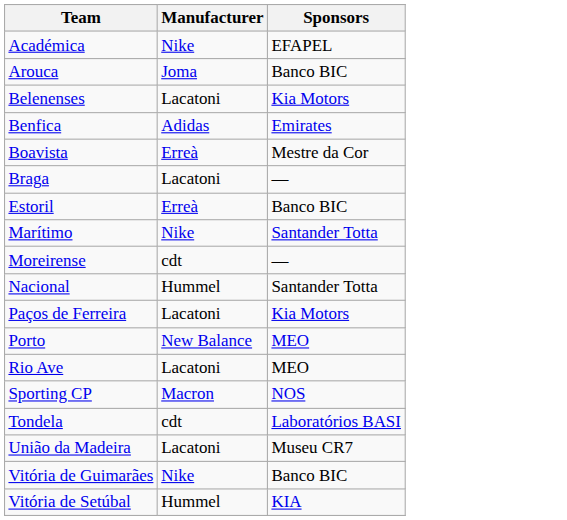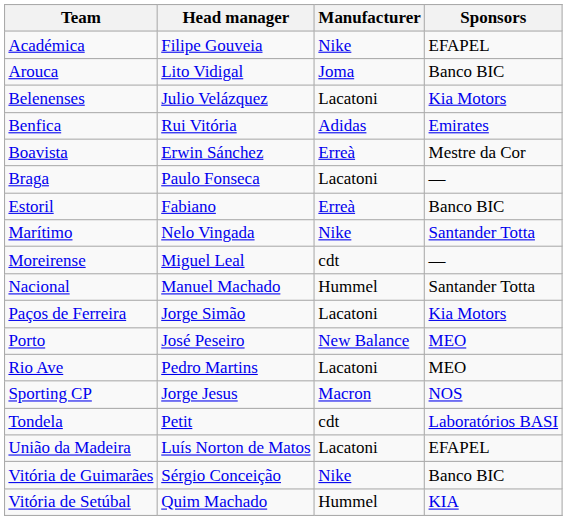+ column: (236, 17)
(312, 448) Museu CR7 -> (459, 448) EFAPEL
